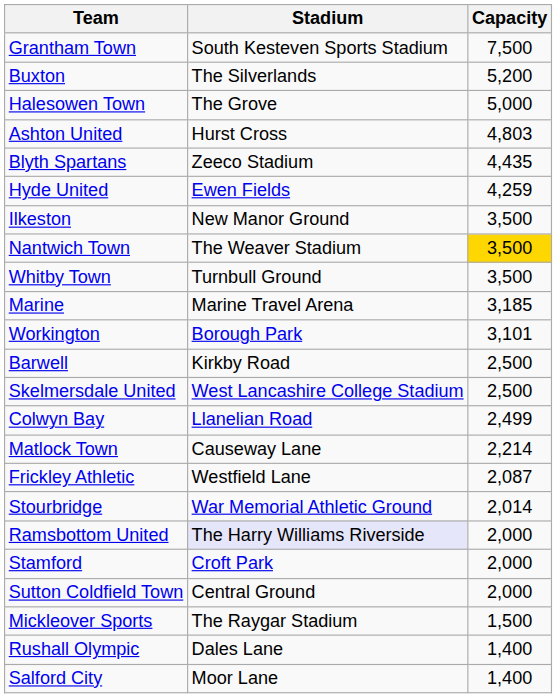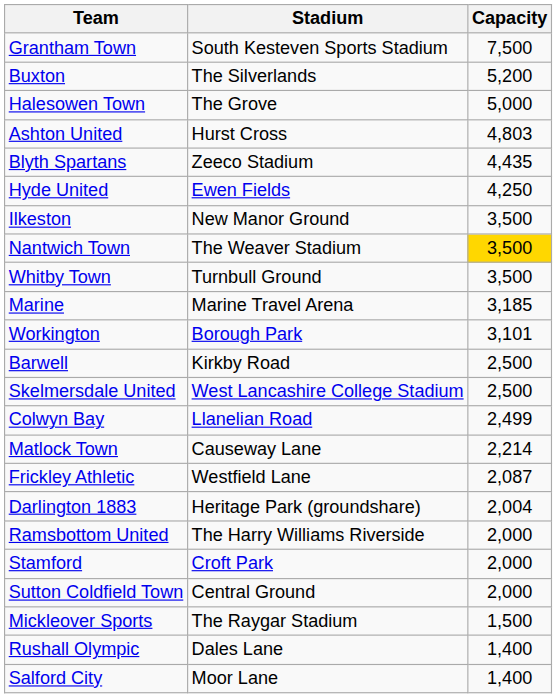(510, 190) 4,259 -> (510, 190) 4,250
- row: (55, 506)
+ row: (73, 506)
(308, 534) lavender background -> (308, 534) no background
